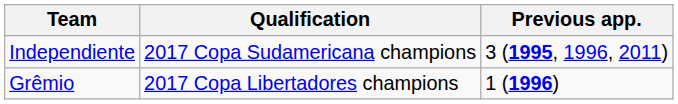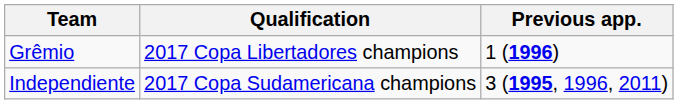rows swapped: (42, 83) <-> (72, 51)
